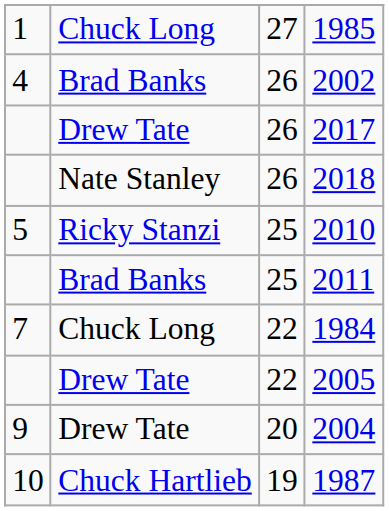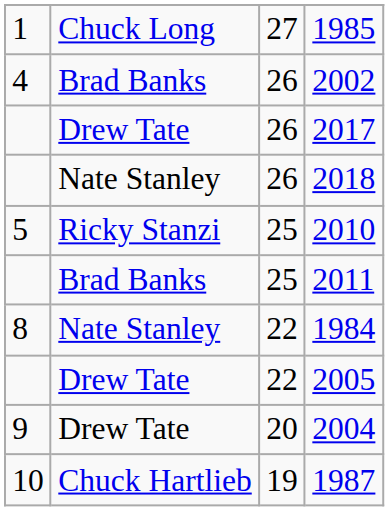(20, 329) 7 -> (20, 329) 8
(137, 329) Chuck Long -> (139, 329) Nate Stanley
